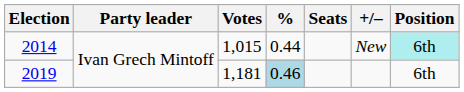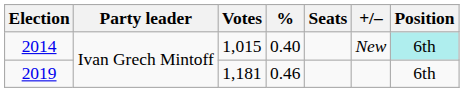(285, 45) 0.44 -> (285, 45) 0.40
(285, 73) lightblue background -> (285, 73) no background
